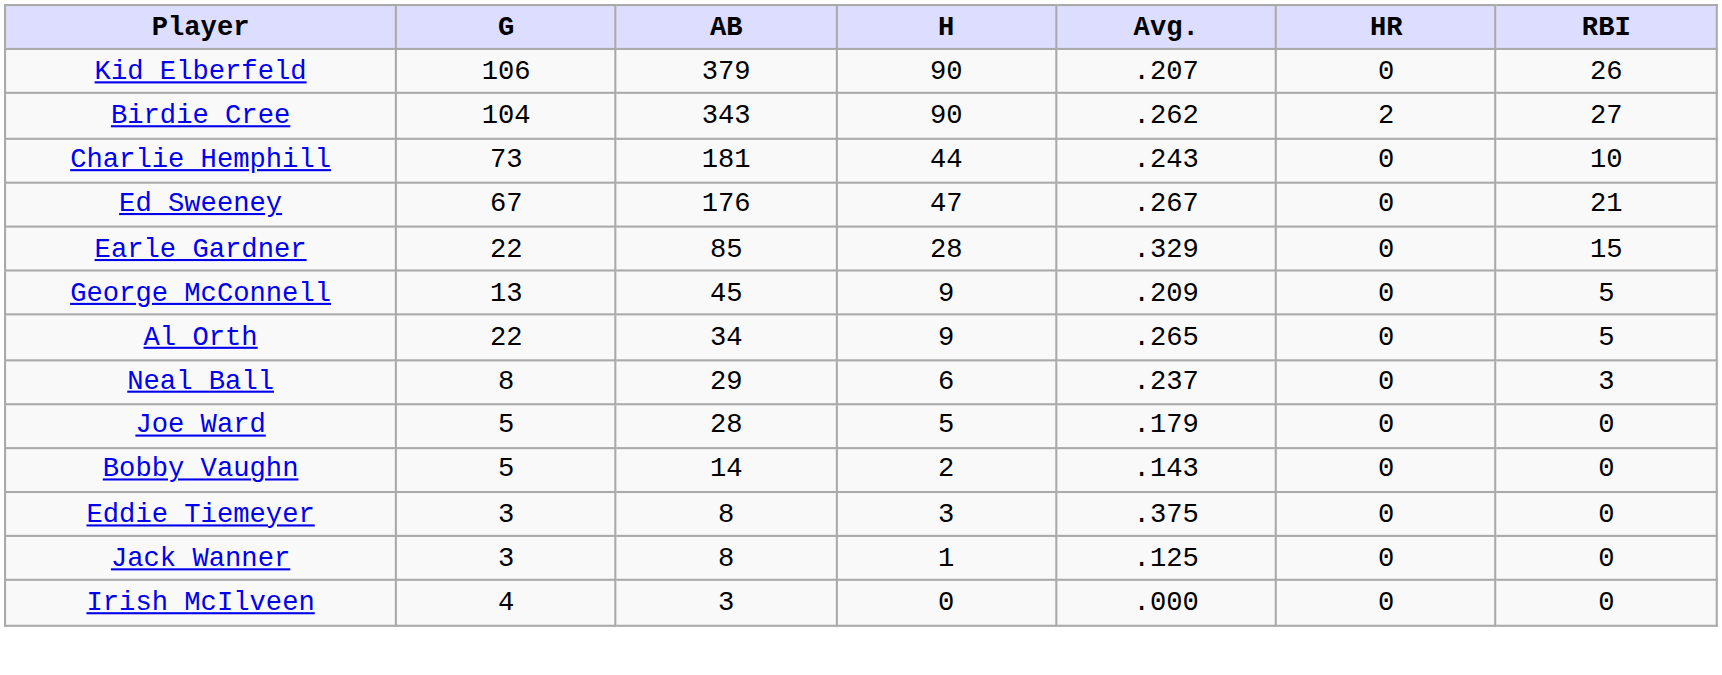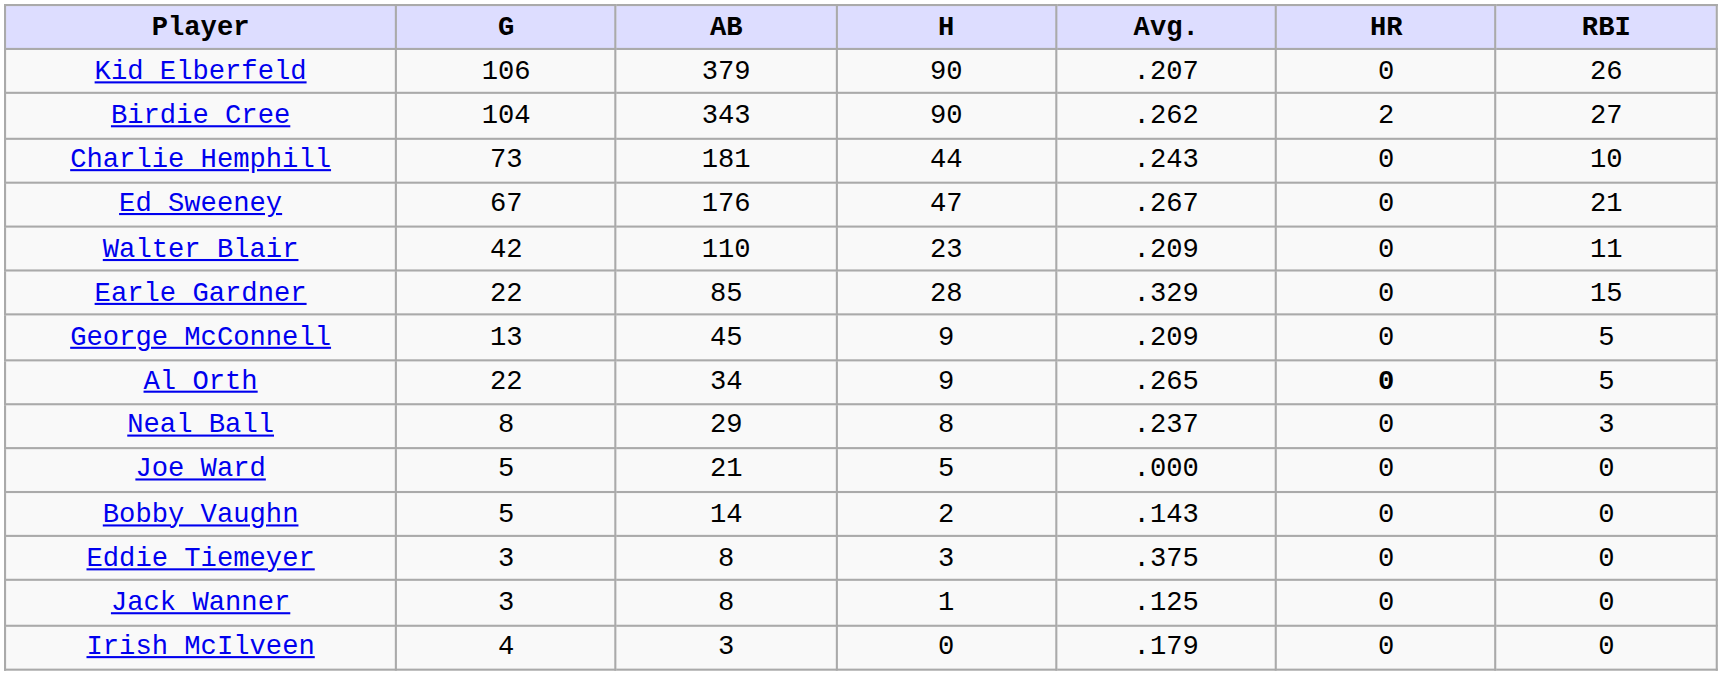+ row: (201, 249)
(1386, 337) normal -> (1386, 381) bold
(946, 381) 6 -> (946, 426) 8
(726, 426) 28 -> (726, 470) 21
(1166, 426) .179 -> (1166, 470) .000
(1166, 603) .000 -> (1166, 647) .179
